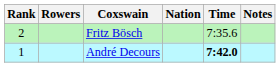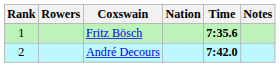(21, 33) 2 -> (21, 33) 1
(222, 33) normal -> (222, 33) bold
(21, 52) 1 -> (21, 52) 2
